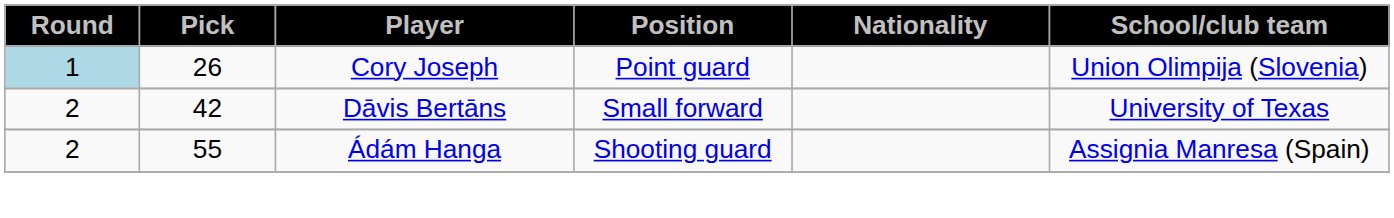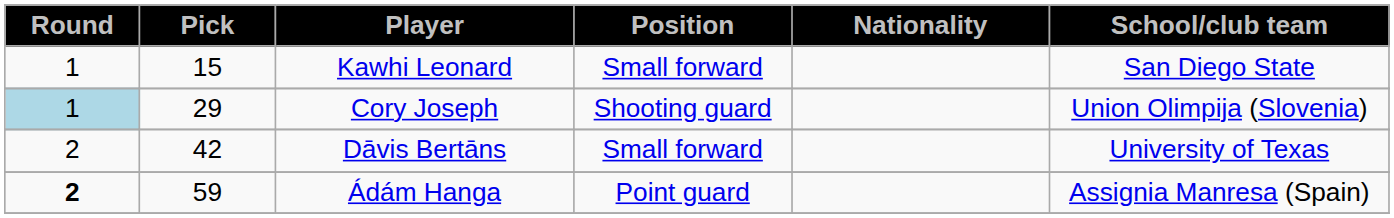+ row: (425, 66)
(207, 66) 26 -> (207, 108) 29
(683, 66) Point guard -> (683, 108) Shooting guard
(72, 150) normal -> (72, 191) bold
(207, 150) 55 -> (207, 191) 59
(683, 150) Shooting guard -> (683, 191) Point guard
